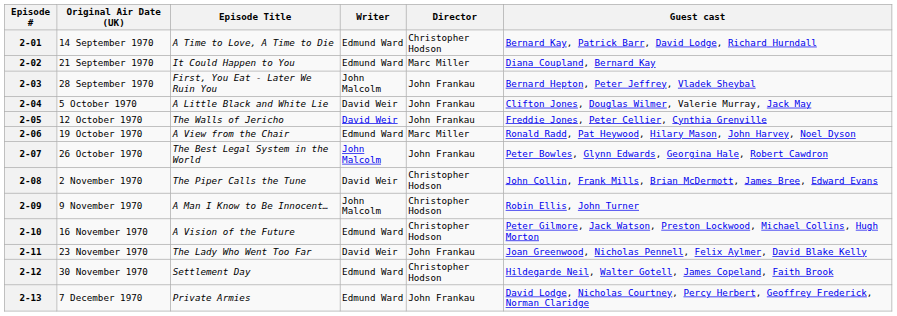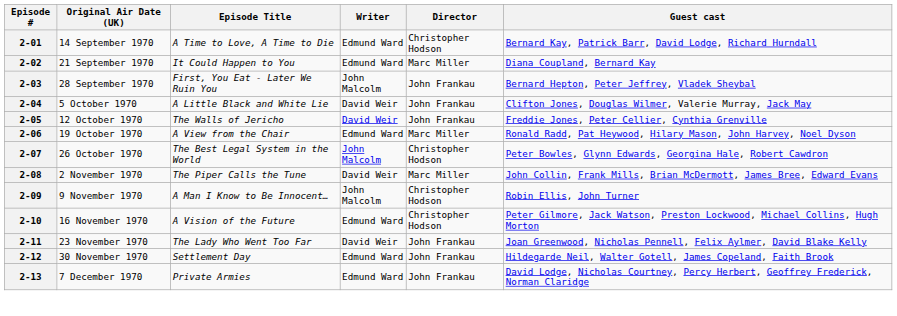(442, 154) John Frankau -> (439, 154) Christopher Hodson
(439, 180) Christopher Hodson -> (439, 175) Marc Miller
(439, 272) Christopher Hodson -> (442, 256) John Frankau
